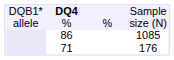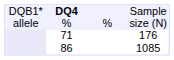rows swapped: (67, 48) <-> (67, 36)
